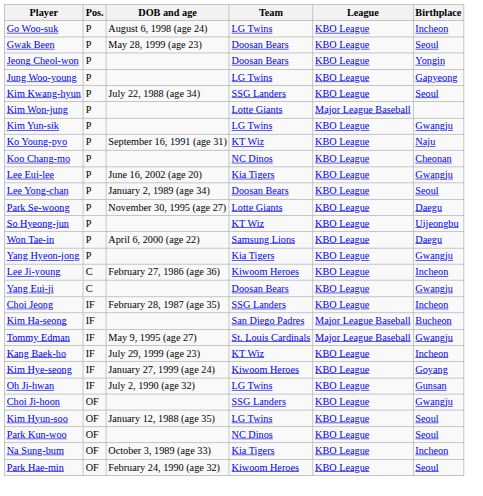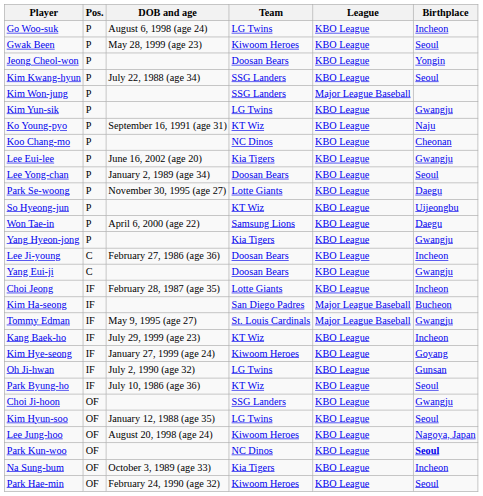(260, 45) Doosan Bears -> (265, 45) Kiwoom Heroes
- row: (42, 77)
(257, 110) Lotte Giants -> (259, 93) SSG Landers
(265, 272) Kiwoom Heroes -> (260, 256) Doosan Bears
(259, 304) SSG Landers -> (257, 288) Lotte Giants
+ row: (38, 386)
+ row: (35, 434)
(427, 434) normal -> (427, 451) bold
